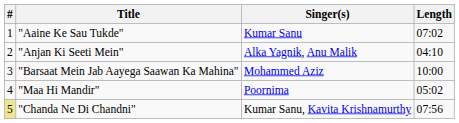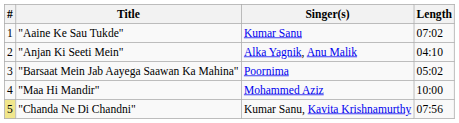(284, 71) Mohammed Aziz -> (266, 71) Poornima
(430, 71) 10:00 -> (430, 71) 05:02
(266, 90) Poornima -> (284, 90) Mohammed Aziz
(430, 90) 05:02 -> (430, 90) 10:00
